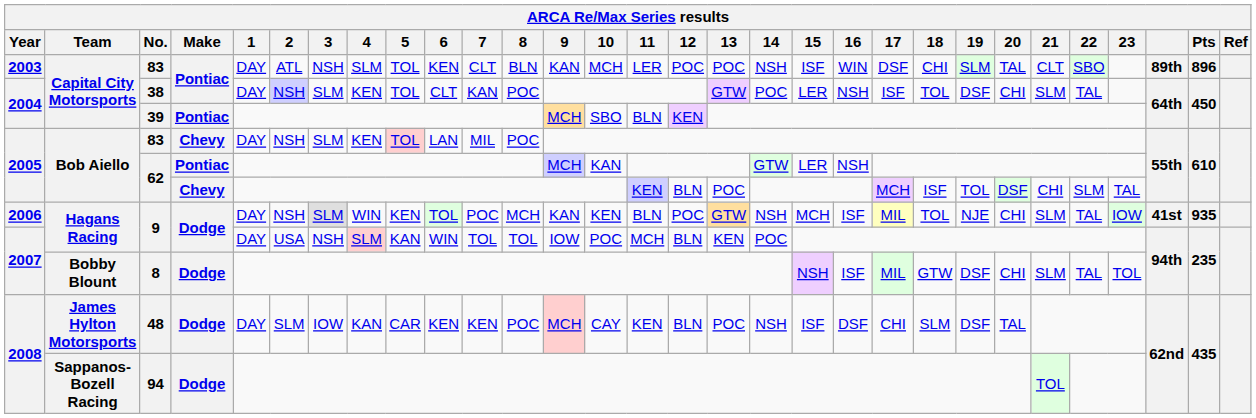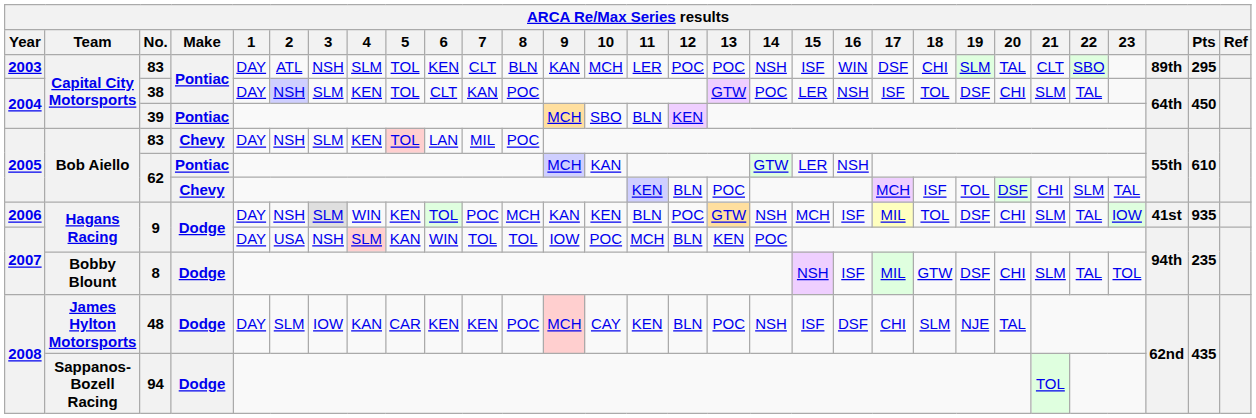(1204, 66) 896 -> (1204, 66) 295
(975, 215) NJE -> (975, 215) DSF
(975, 324) DSF -> (975, 324) NJE
